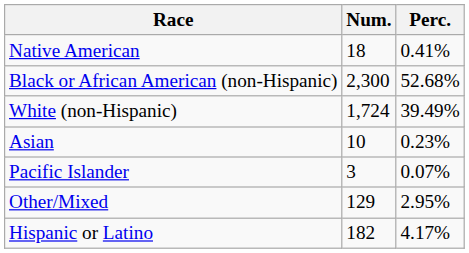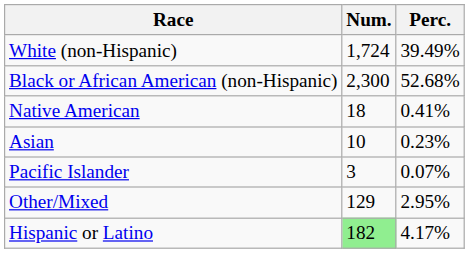rows swapped: (93, 111) <-> (74, 50)
(361, 232) no background -> (361, 232) lightgreen background
